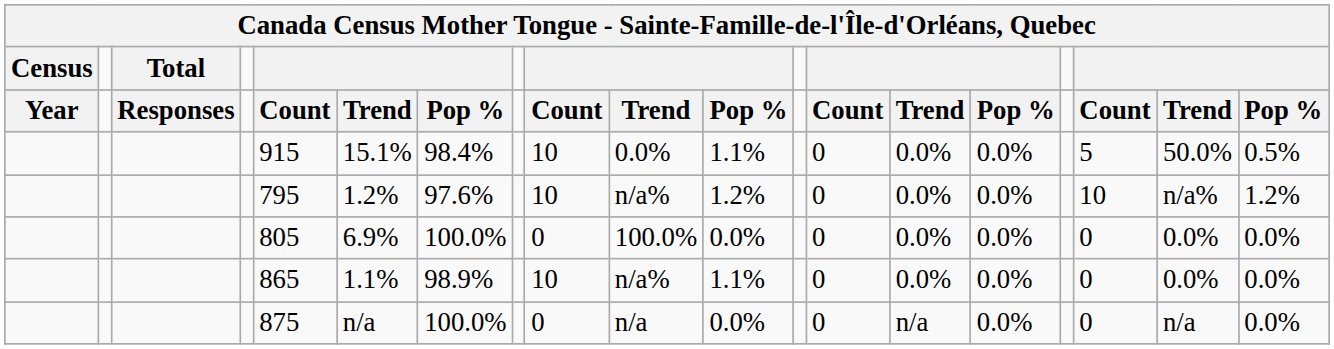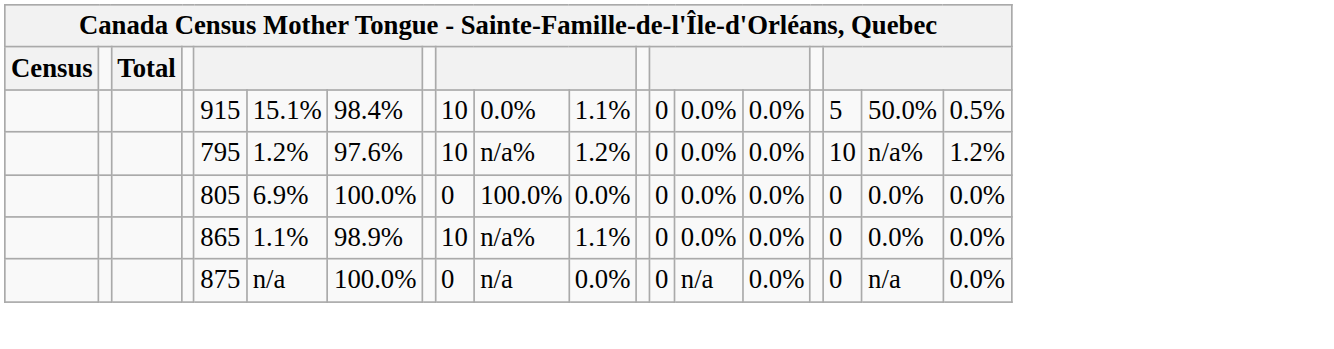- row: (52, 110)
